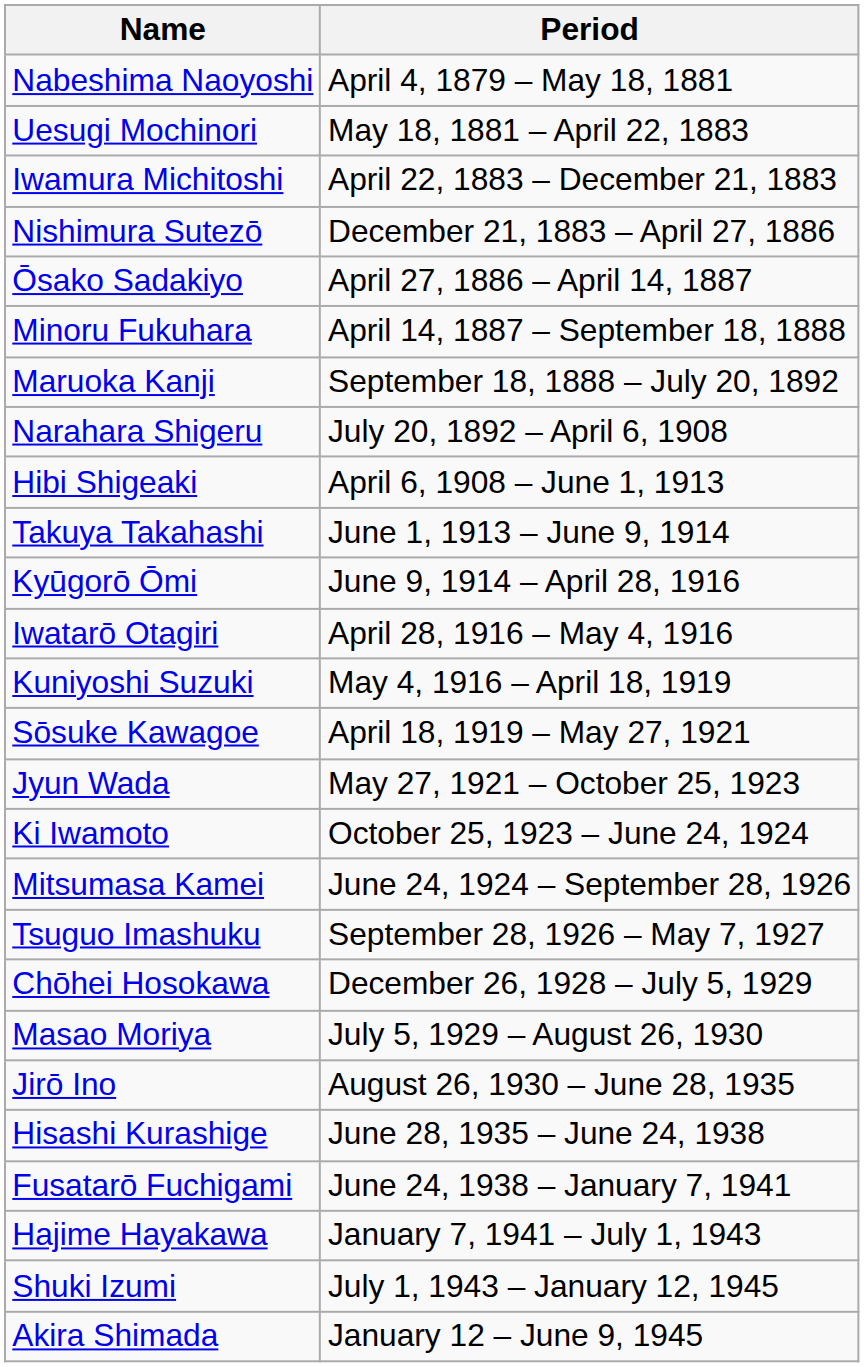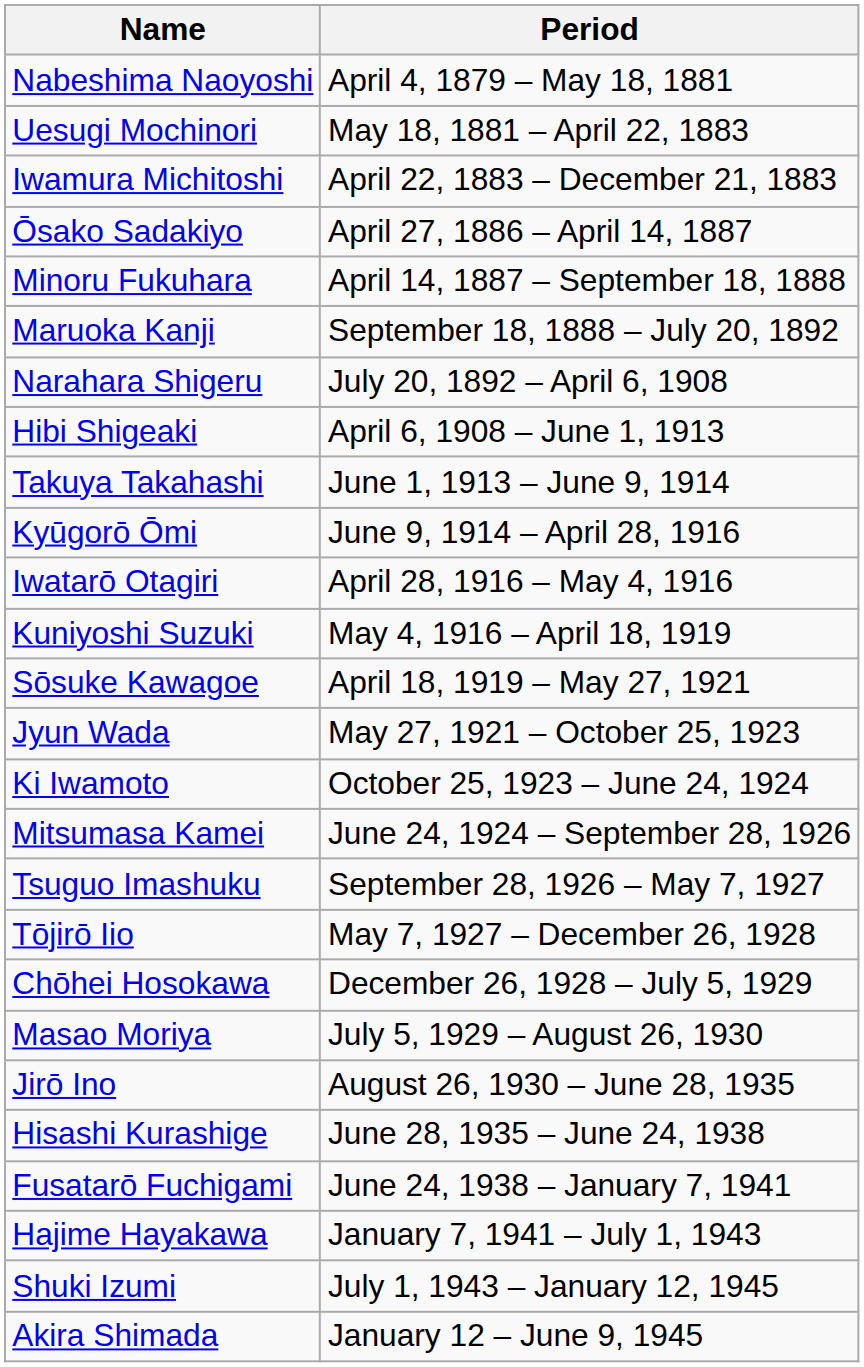- row: (137, 230)
+ row: (73, 933)
